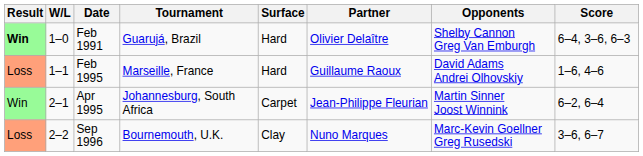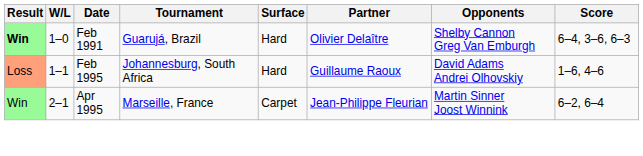(168, 71) Marseille, France -> (179, 71) Johannesburg, South Africa
(179, 103) Johannesburg, South Africa -> (168, 103) Marseille, France
- row: (90, 135)
